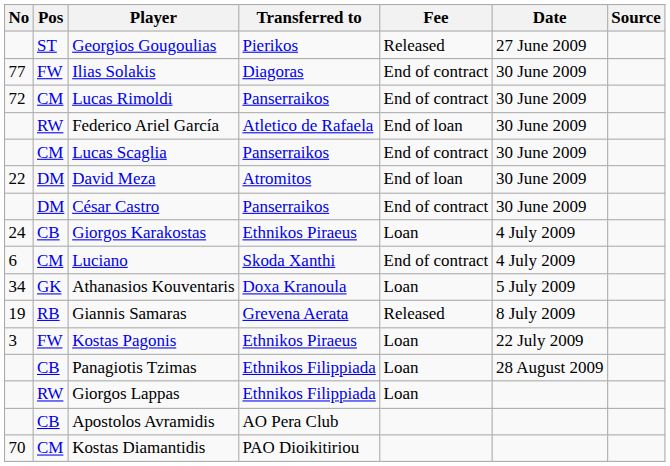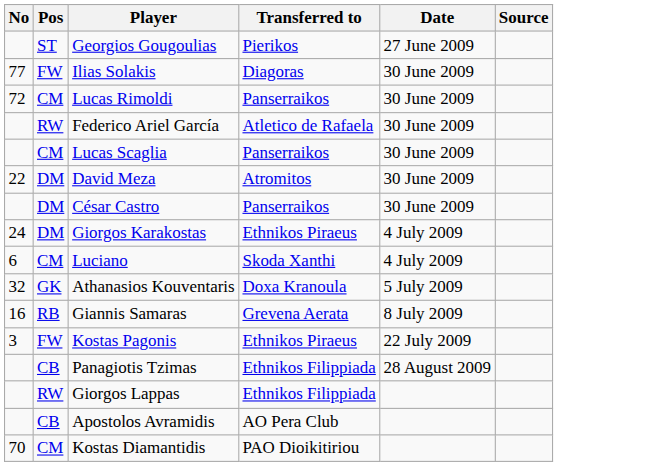- column: (436, 17)
(48, 233) CB -> (51, 233) DM
(17, 286) 34 -> (17, 286) 32
(17, 313) 19 -> (17, 313) 16
